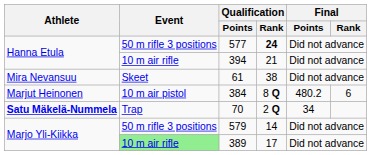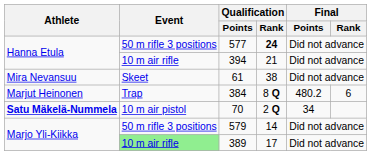(154, 94) 10 m air pistol -> (132, 94) Trap
(132, 110) Trap -> (154, 110) 10 m air pistol
